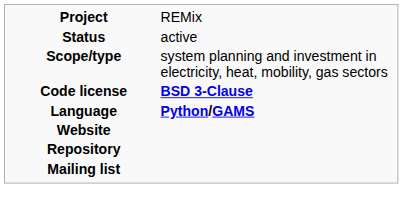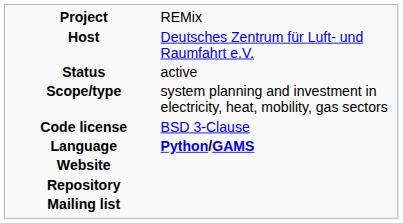+ row: (84, 37)
(207, 92) bold -> (205, 127) normal
